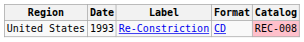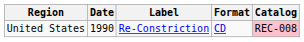(102, 29) 1993 -> (102, 29) 1990
